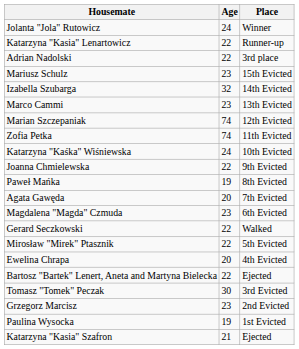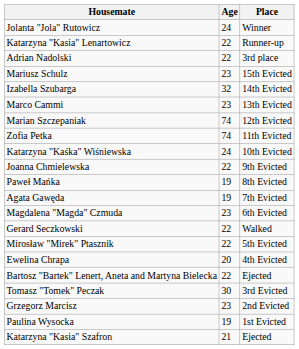(226, 197) 20 -> (226, 197) 19
